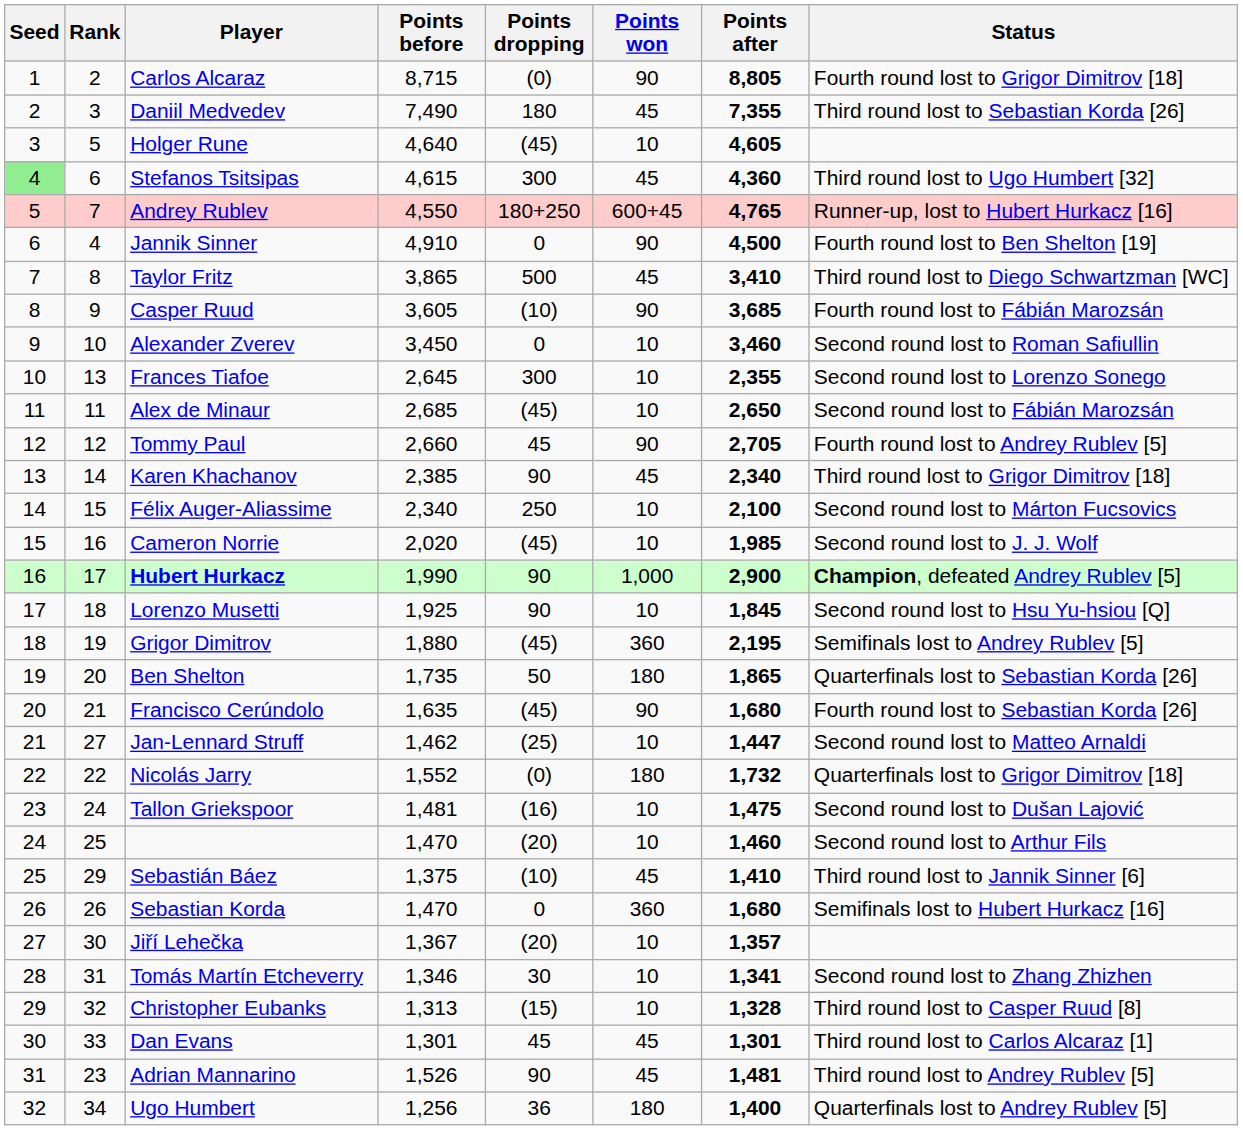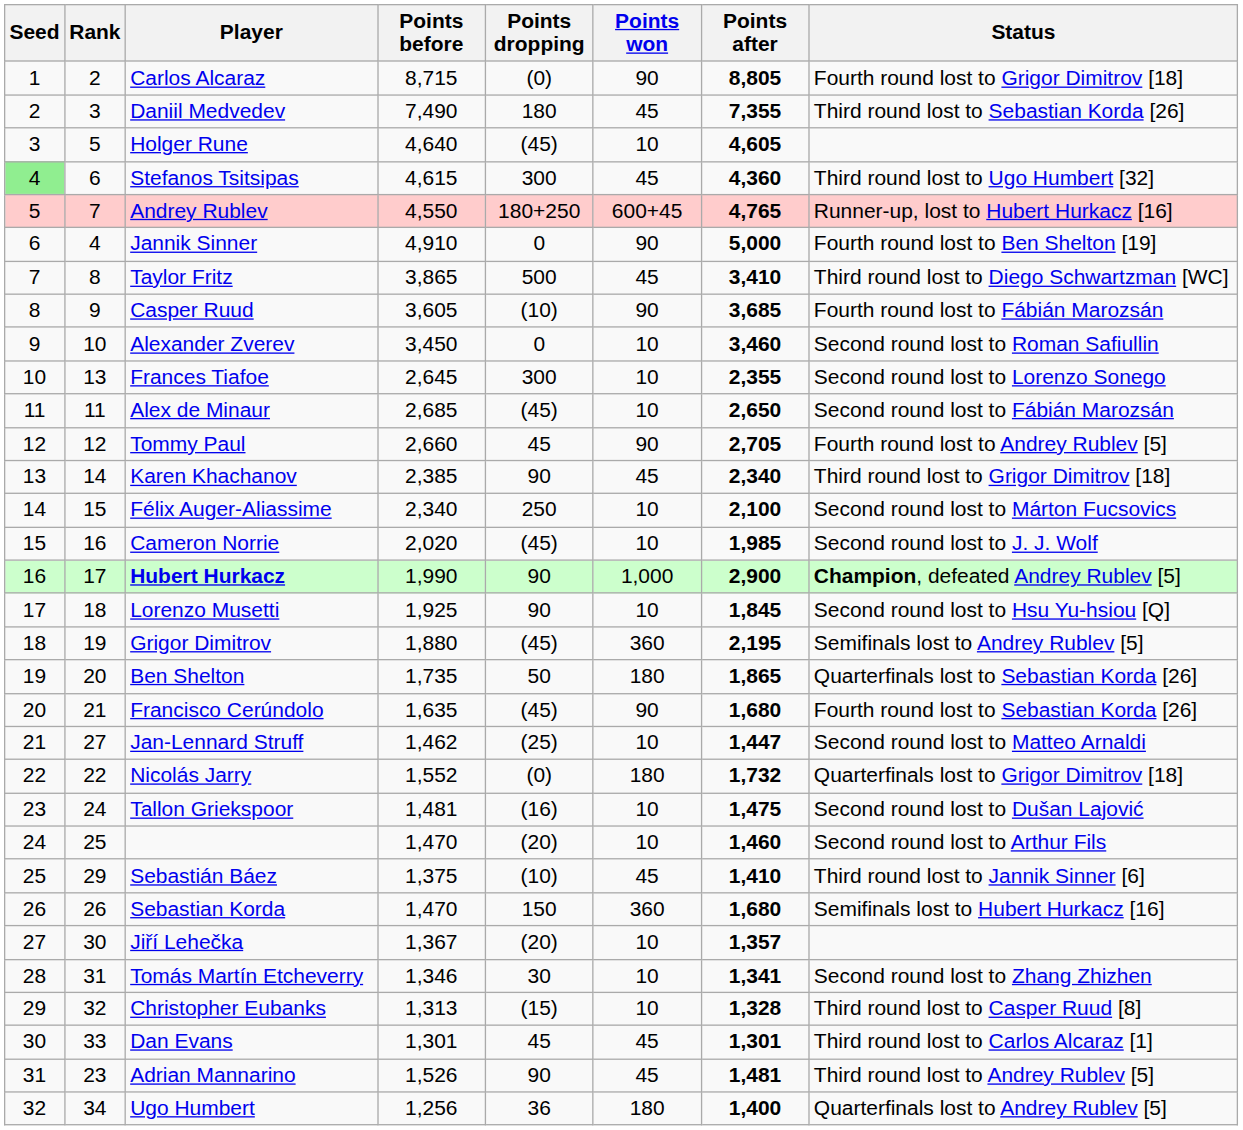(755, 244) 4,500 -> (755, 244) 5,000
(539, 908) 0 -> (539, 908) 150
